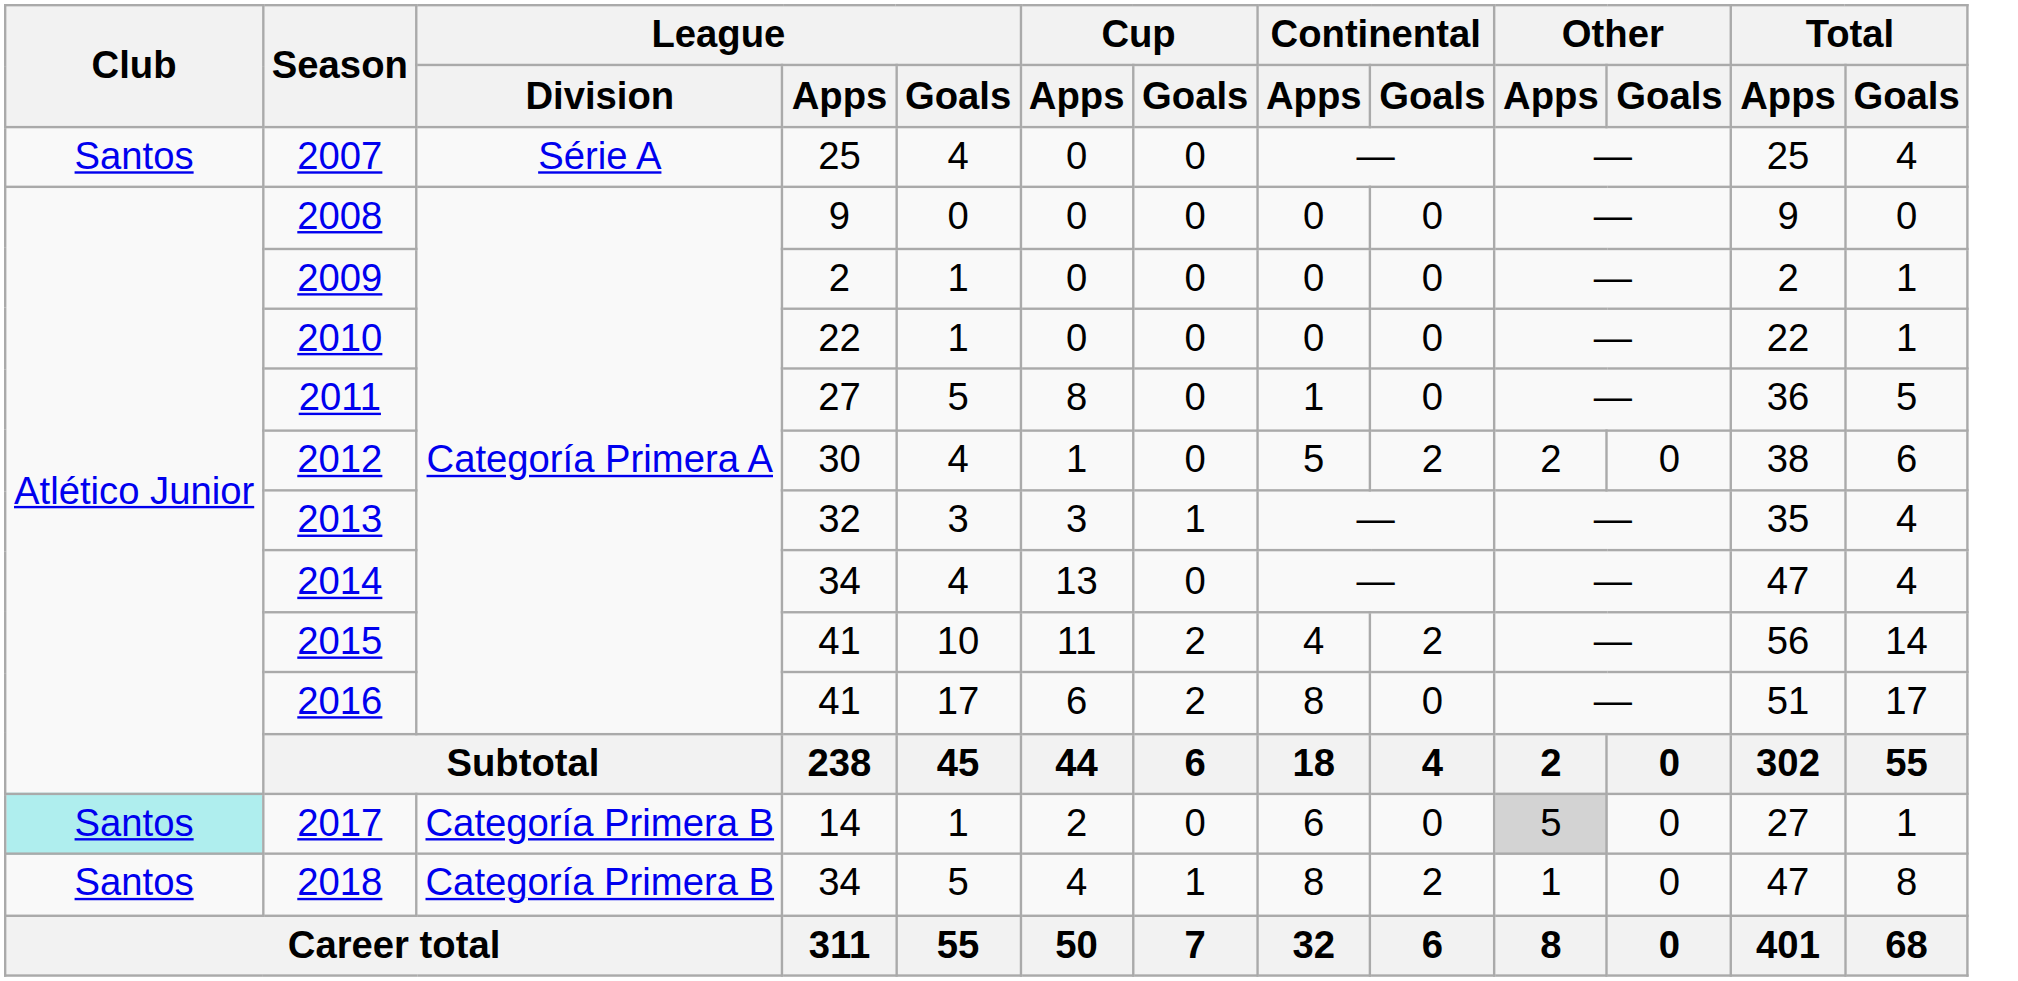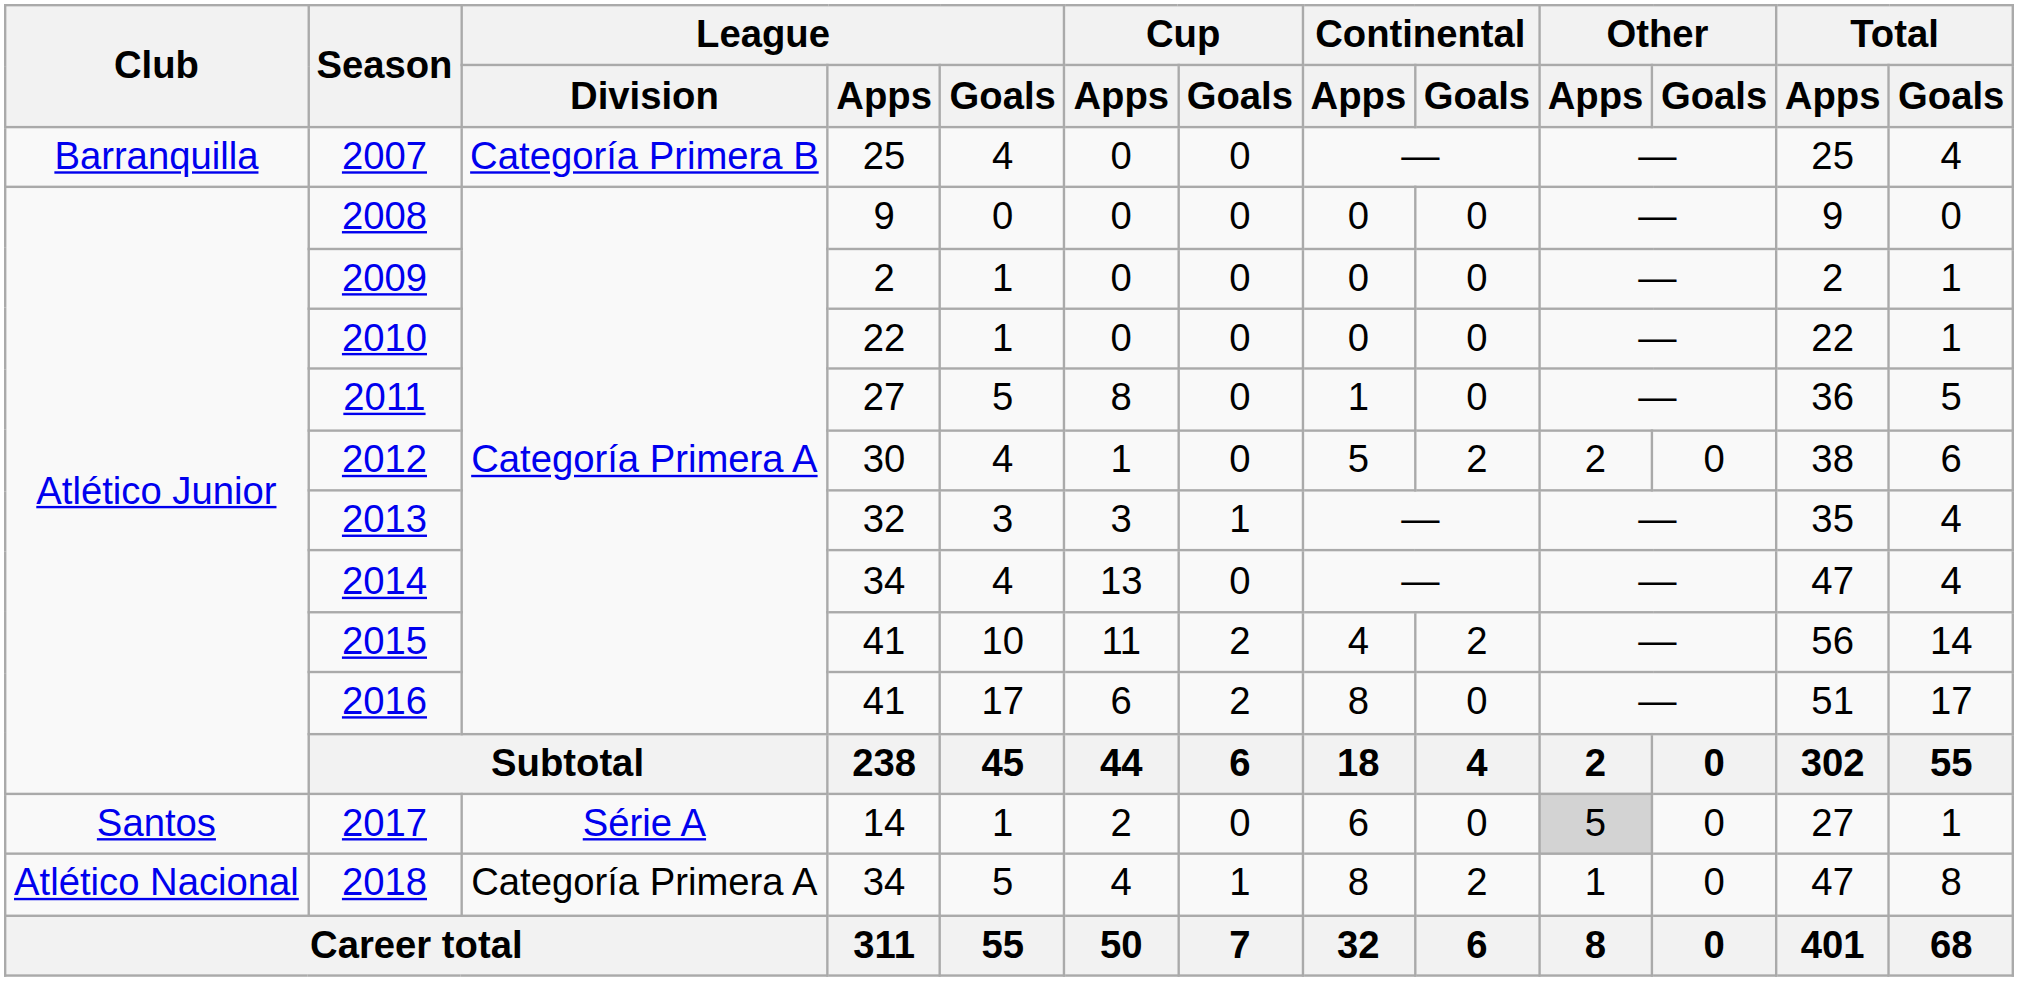(134, 156) Santos -> (156, 156) Barranquilla
(600, 156) Série A -> (644, 156) Categoría Primera B
(134, 823) paleturquoise background -> (156, 823) no background
(600, 823) Categoría Primera B -> (644, 823) Série A
(134, 883) Santos -> (156, 883) Atlético Nacional
(600, 883) Categoría Primera B -> (644, 883) Categoría Primera A
